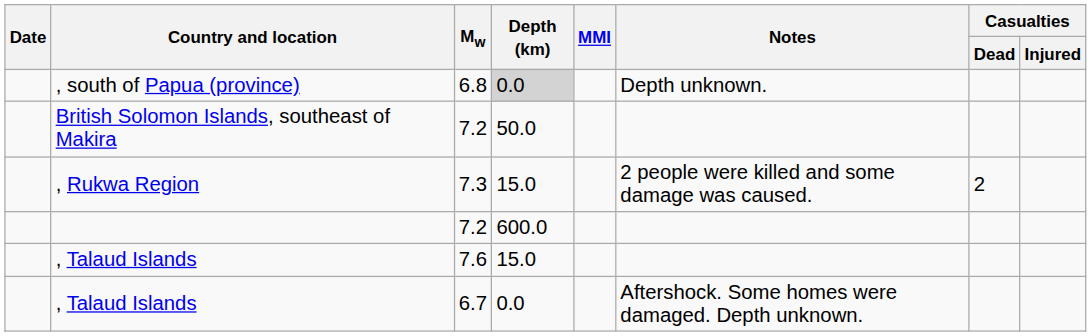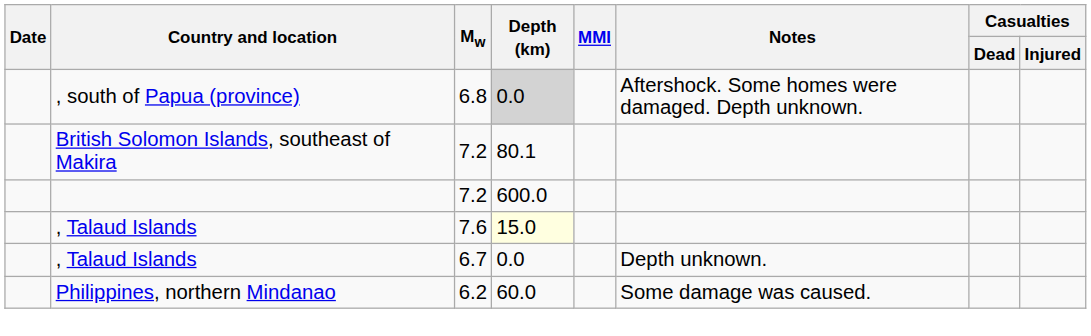(694, 85) Depth unknown. -> (759, 96) Aftershock. Some homes were damaged. Depth unknown.
(516, 128) 50.0 -> (516, 151) 80.1
- row: (127, 183)
(516, 259) no background -> (516, 227) lightyellow background
(759, 303) Aftershock. Some homes were damaged. Depth unknown. -> (694, 259) Depth unknown.
+ row: (196, 291)
